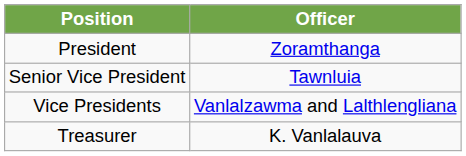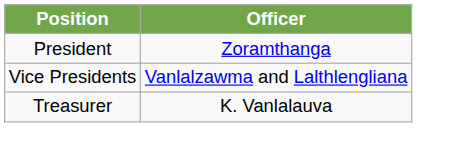- row: (97, 77)
